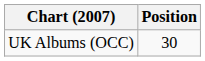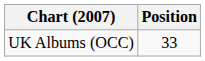(169, 42) 30 -> (169, 42) 33
